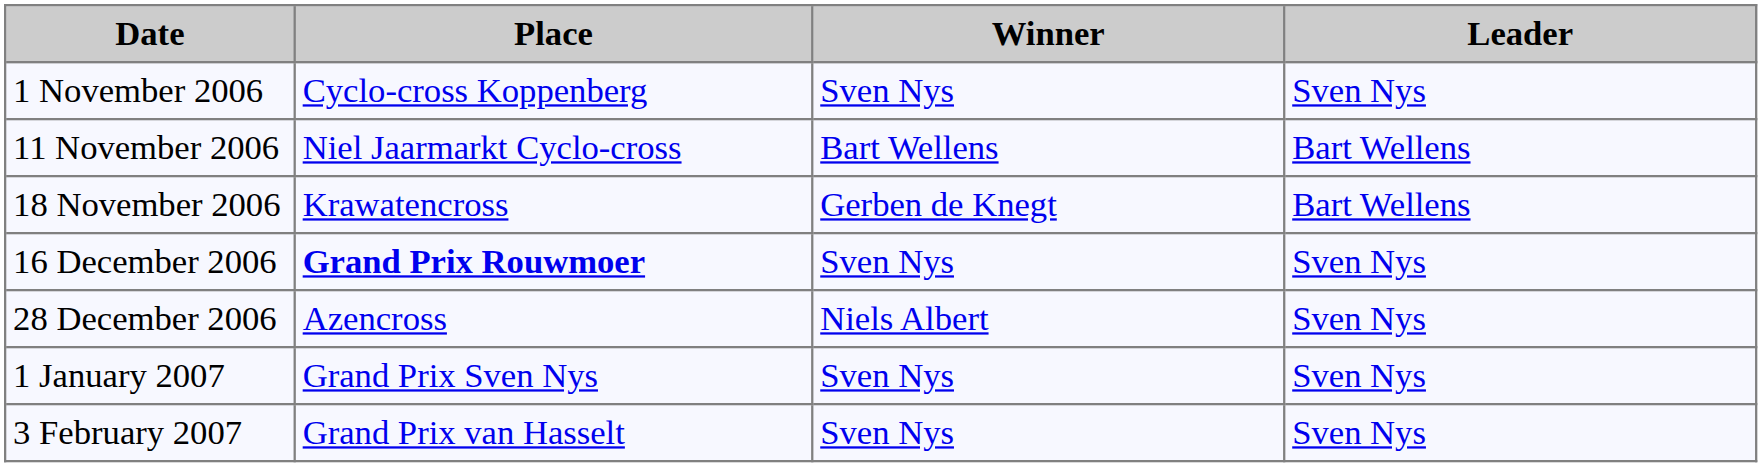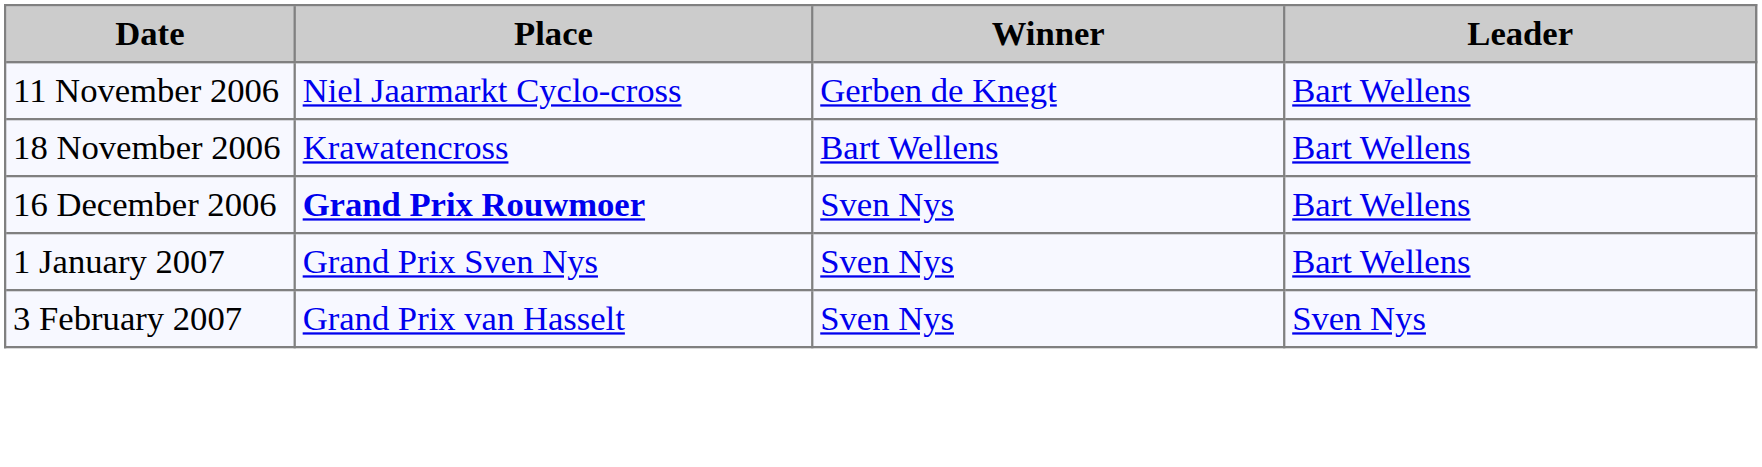- row: (138, 90)
(909, 146) Bart Wellens -> (939, 90) Gerben de Knegt
(939, 204) Gerben de Knegt -> (909, 146) Bart Wellens
(1359, 260) Sven Nys -> (1381, 204) Bart Wellens
- row: (145, 318)
(1359, 374) Sven Nys -> (1381, 260) Bart Wellens
